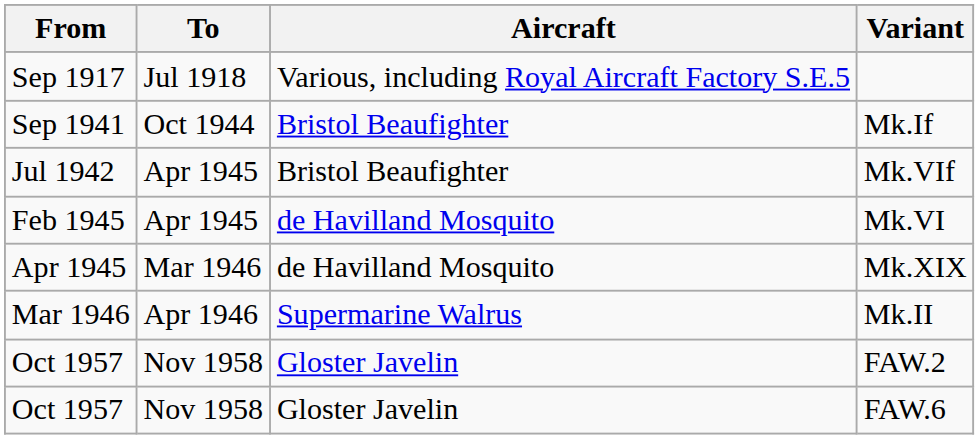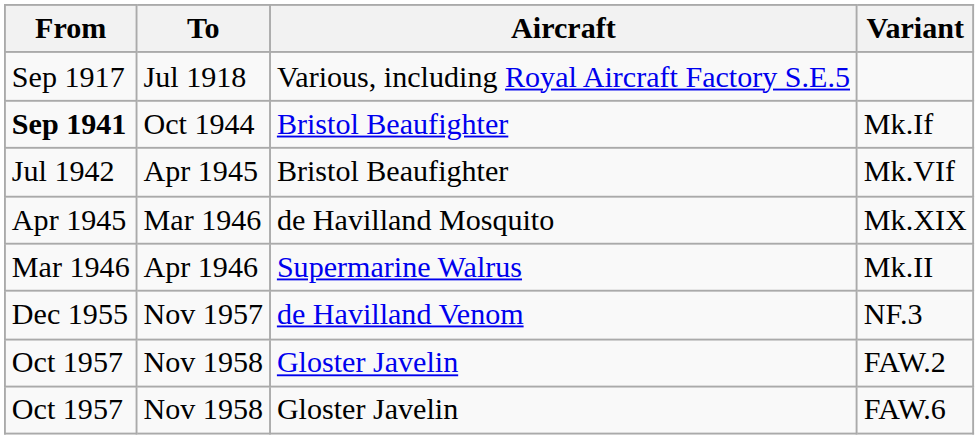(68, 123) normal -> (69, 123) bold
- row: (904, 219)
+ row: (893, 314)
